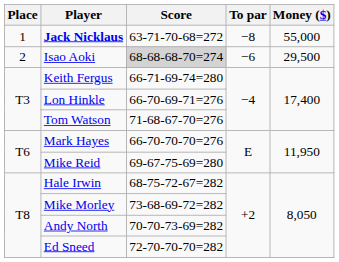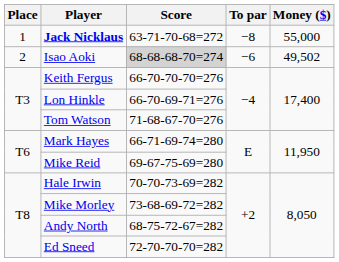(302, 57) 29,500 -> (302, 57) 49,502
(176, 78) 66-71-69-74=280 -> (176, 78) 66-70-70-70=276
(176, 141) 66-70-70-70=276 -> (176, 141) 66-71-69-74=280
(176, 183) 68-75-72-67=282 -> (176, 183) 70-70-73-69=282
(176, 225) 70-70-73-69=282 -> (176, 225) 68-75-72-67=282
